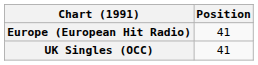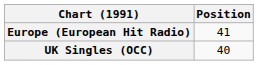(224, 51) 41 -> (224, 51) 40
